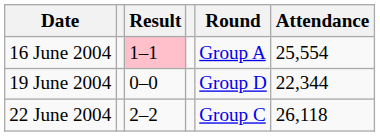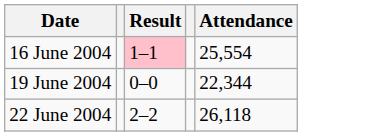- column: (233, 20)
